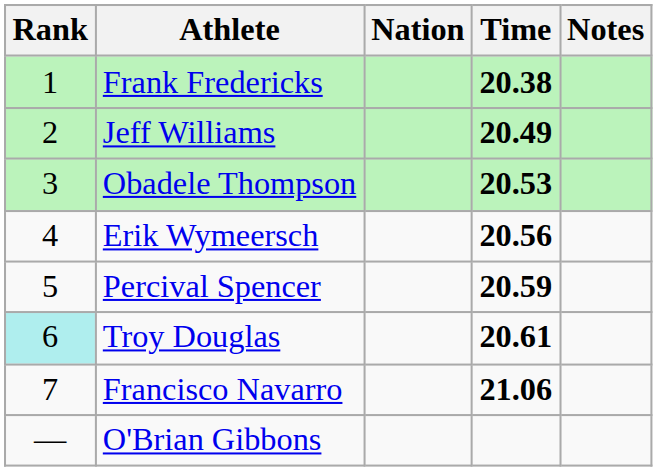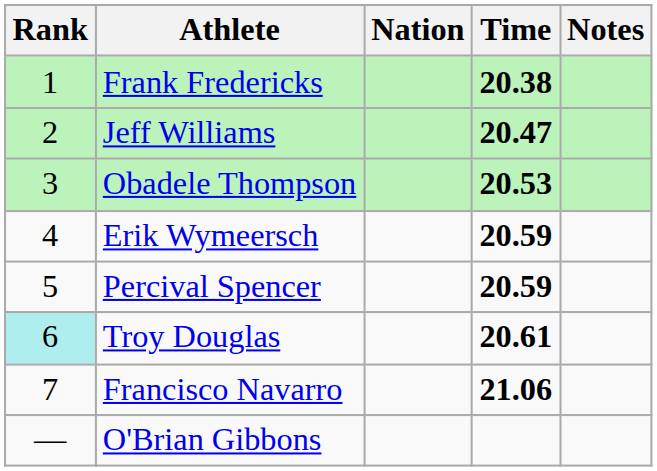(516, 132) 20.49 -> (516, 132) 20.47
(516, 235) 20.56 -> (516, 235) 20.59
